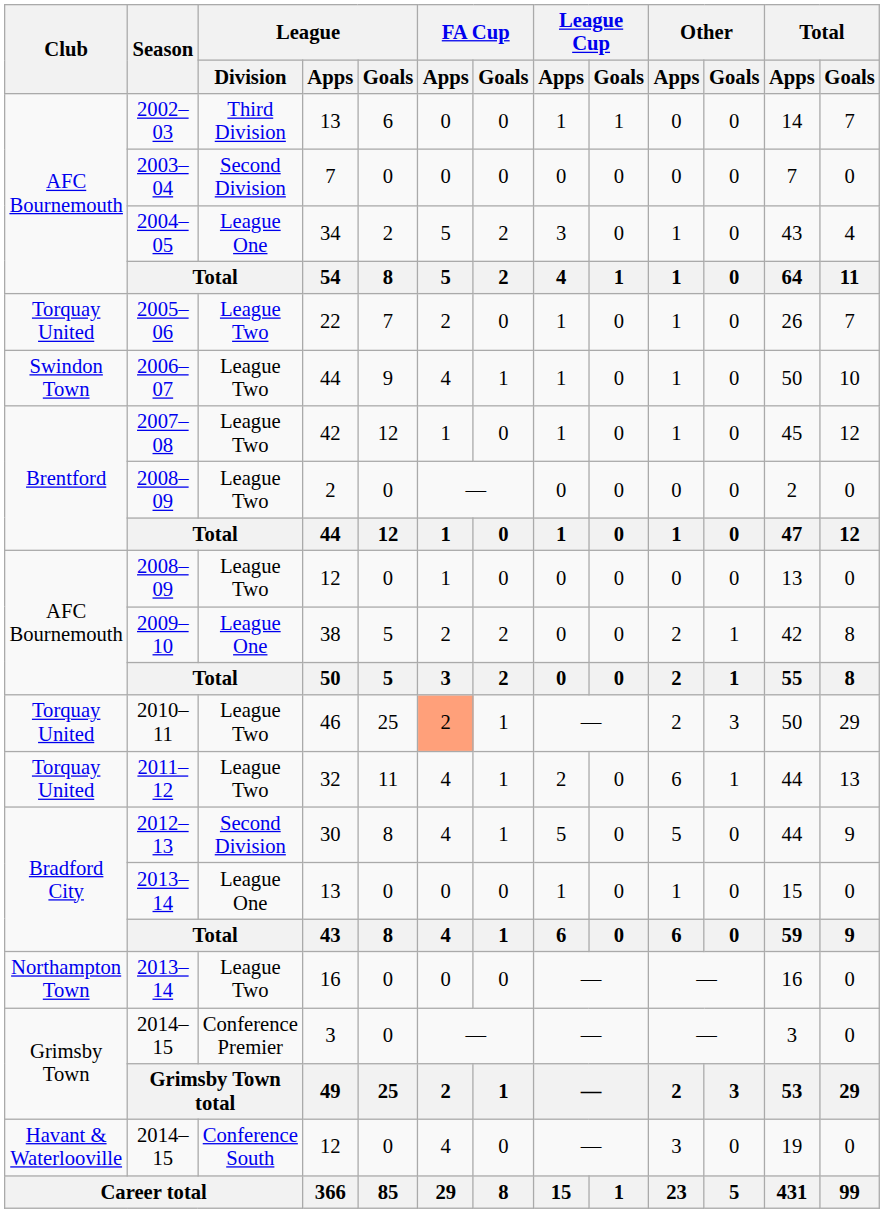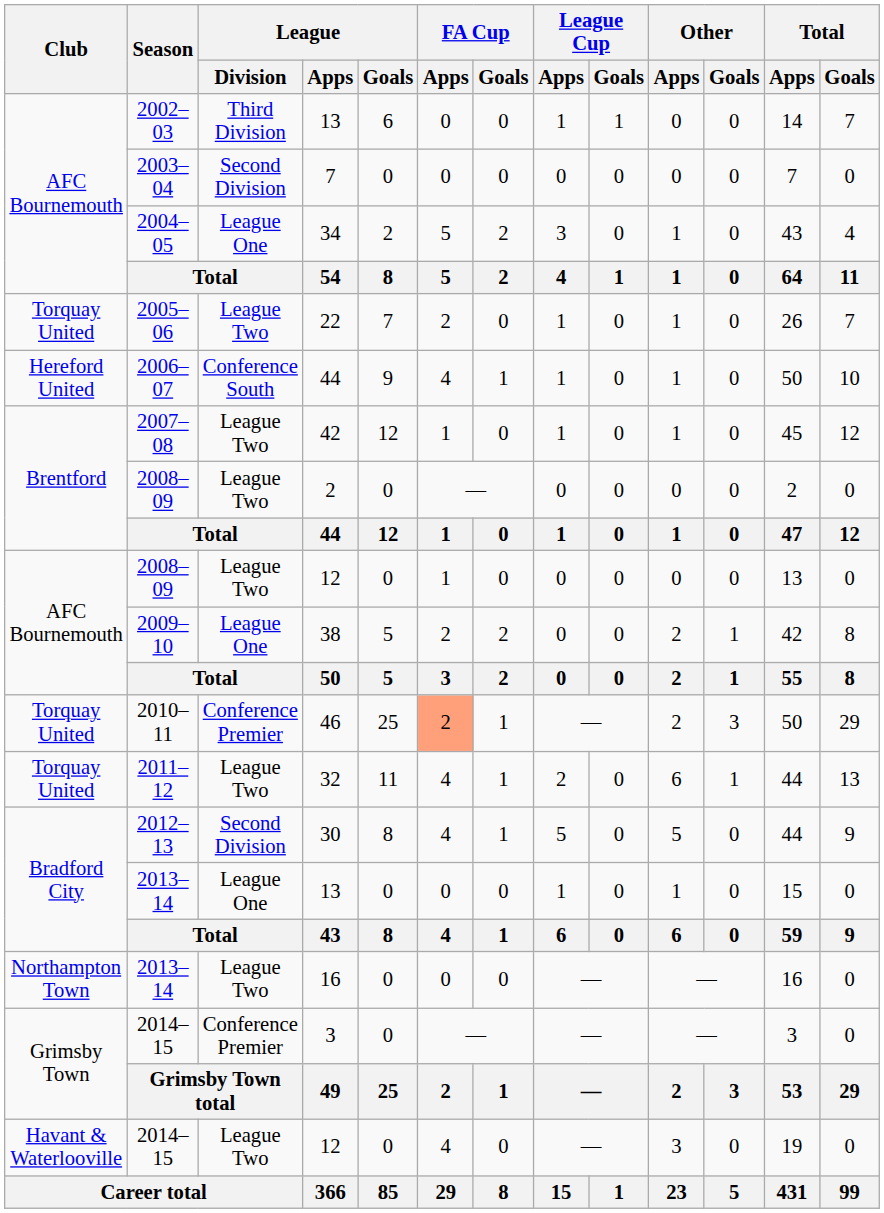(66, 377) Swindon Town -> (66, 377) Hereford United
(250, 377) League Two -> (250, 377) Conference South
(250, 722) League Two -> (250, 722) Conference Premier
(250, 1147) Conference South -> (250, 1147) League Two
